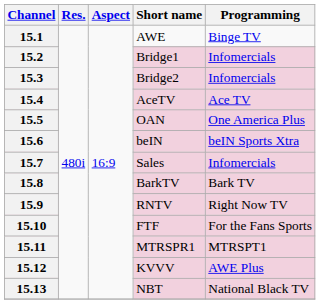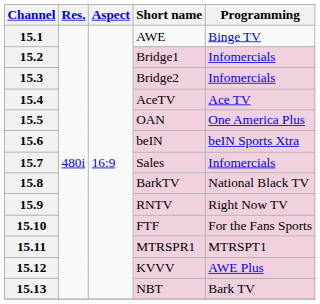(232, 183) Bark TV -> (259, 183) National Black TV
(259, 288) National Black TV -> (232, 288) Bark TV
